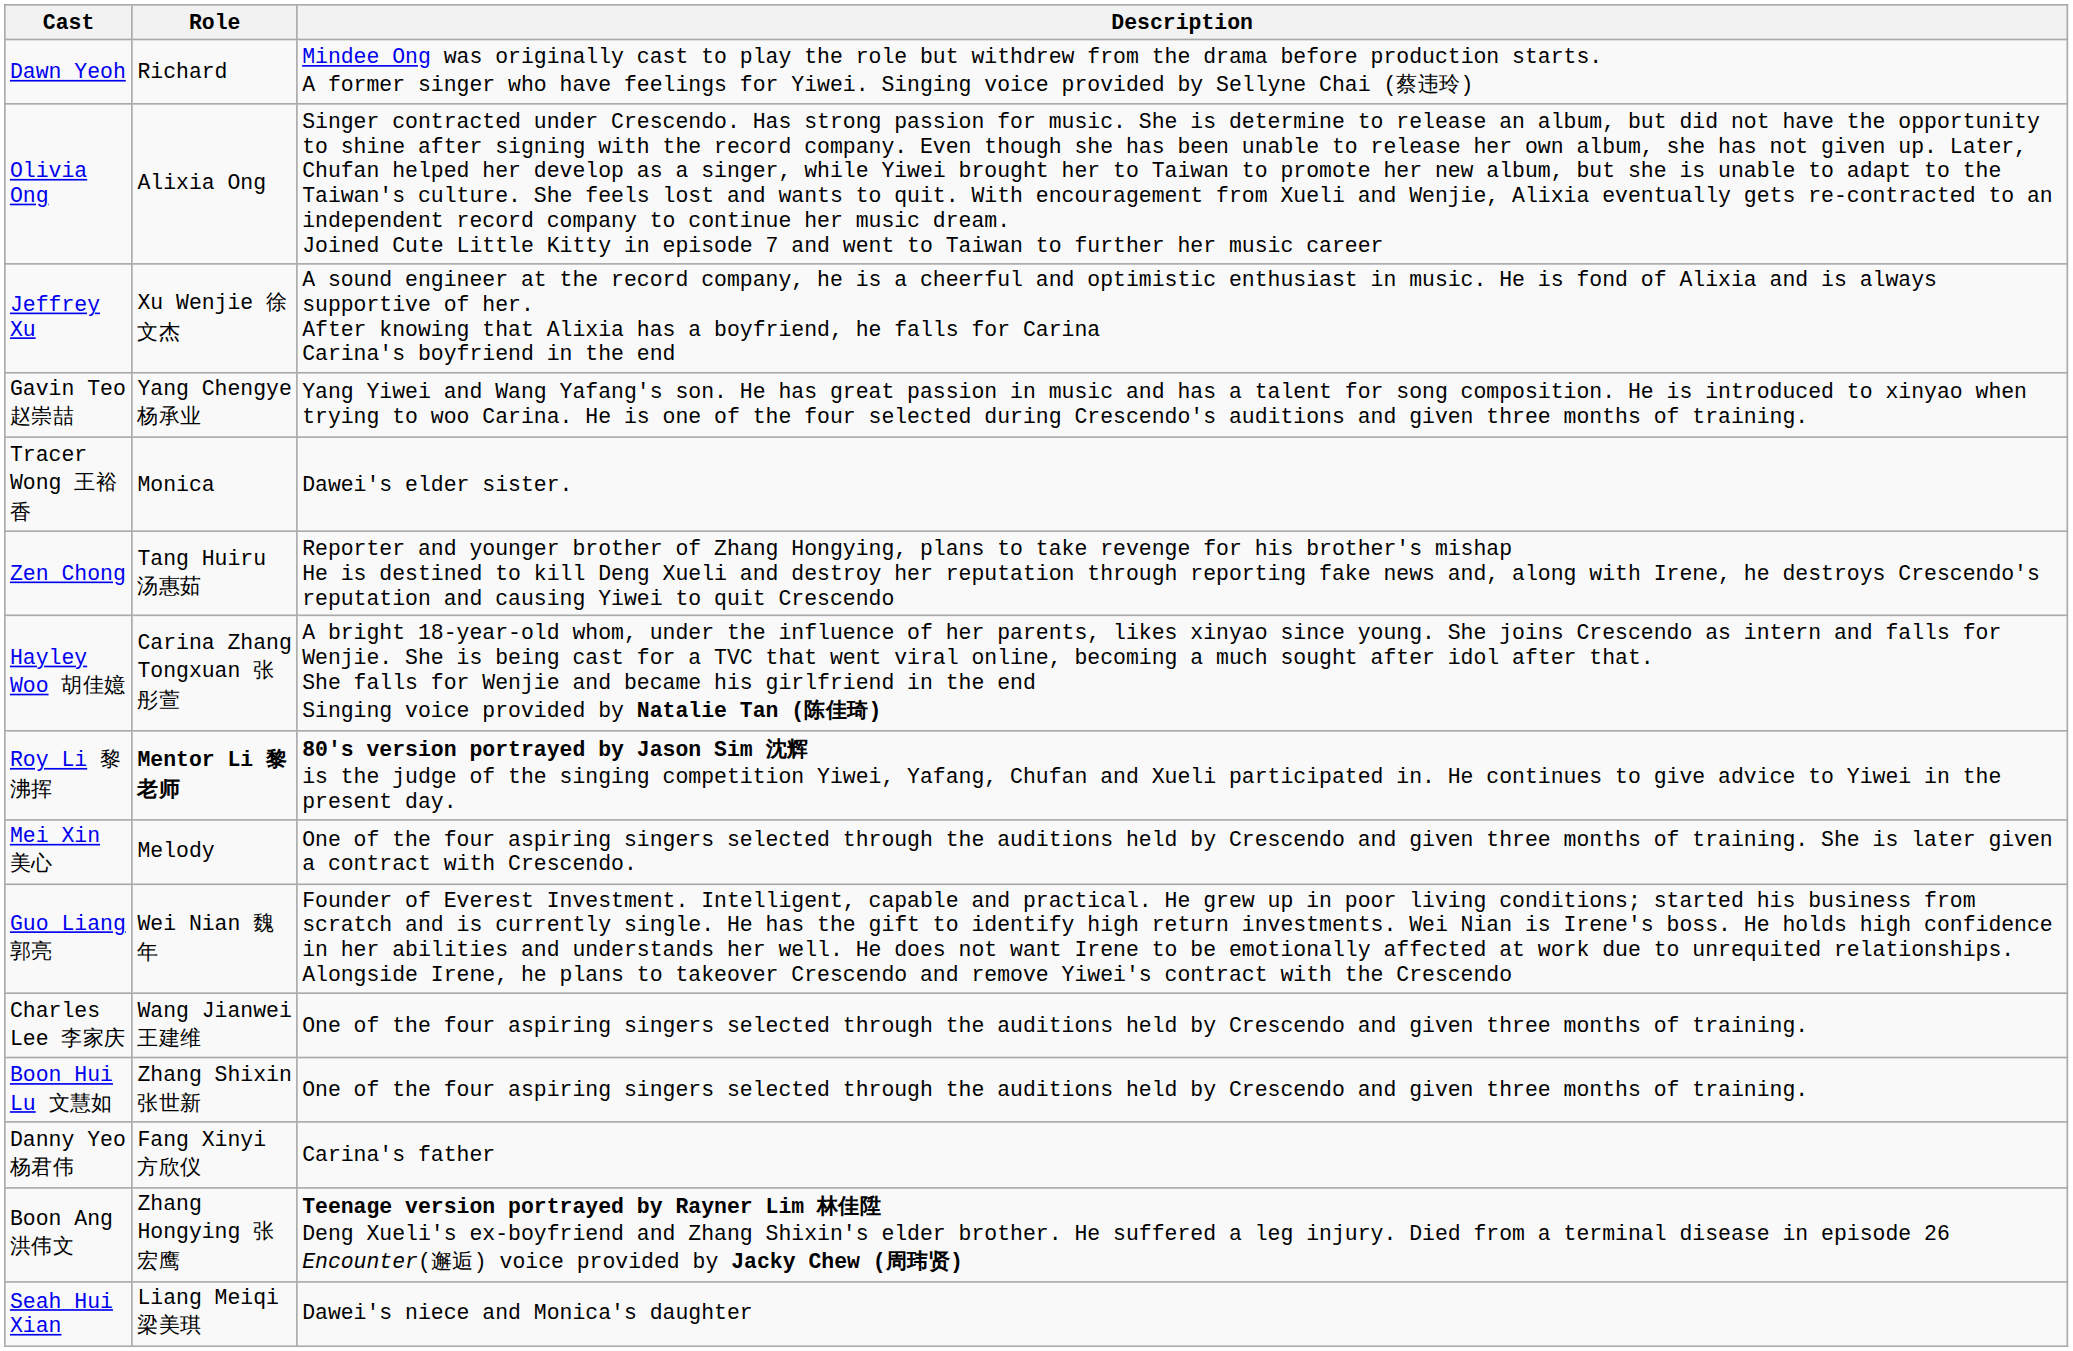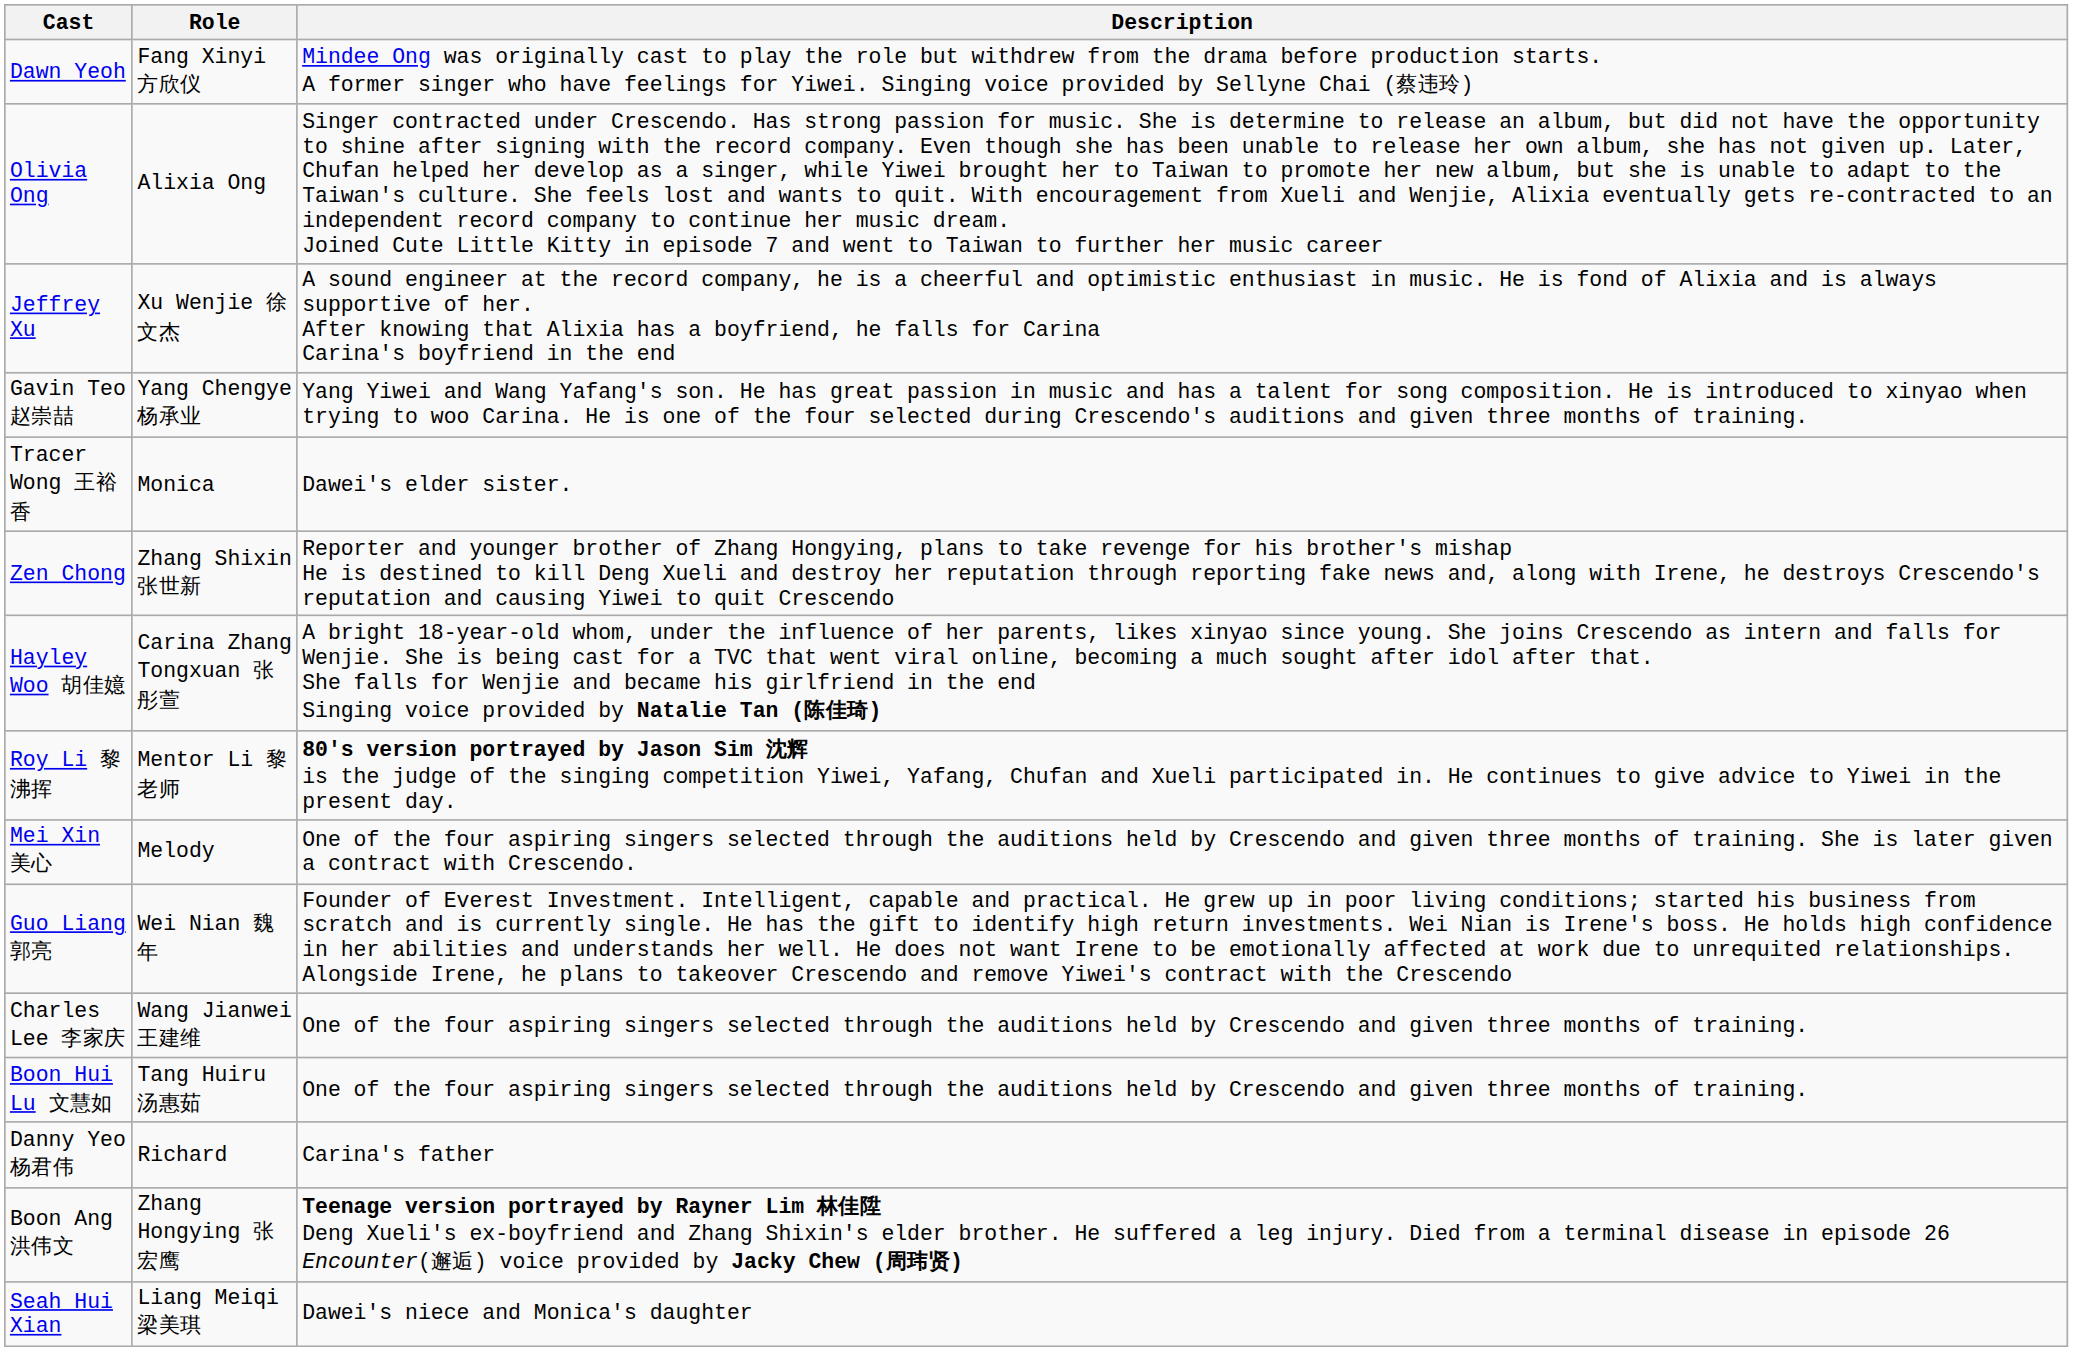(182, 72) Richard -> (202, 71) Fang Xinyi 方欣仪
(202, 573) Tang Huiru 汤惠茹 -> (215, 573) Zhang Shixin 张世新
(212, 776) bold -> (212, 776) normal
(215, 1089) Zhang Shixin 张世新 -> (202, 1089) Tang Huiru 汤惠茹
(202, 1154) Fang Xinyi 方欣仪 -> (182, 1155) Richard
